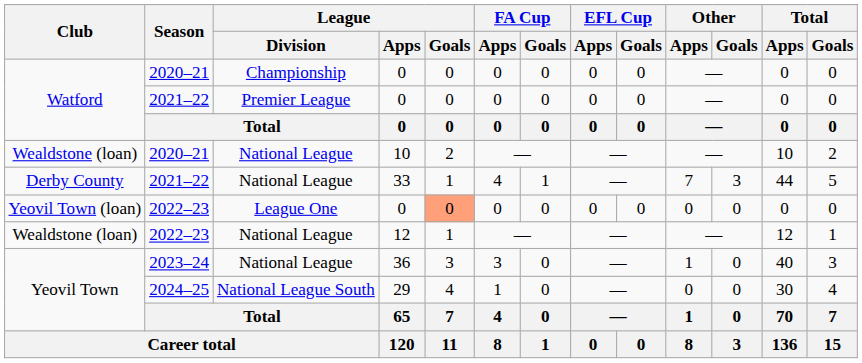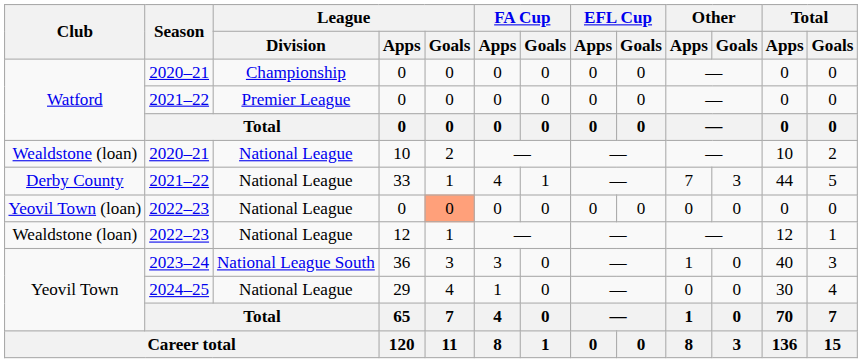(296, 208) League One -> (296, 208) National League
(296, 262) National League -> (296, 262) National League South
(296, 289) National League South -> (296, 289) National League
